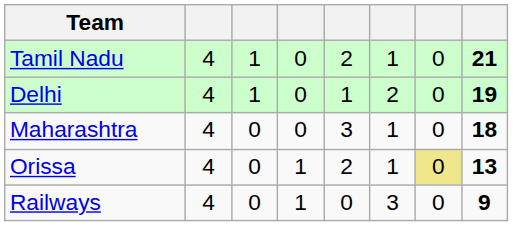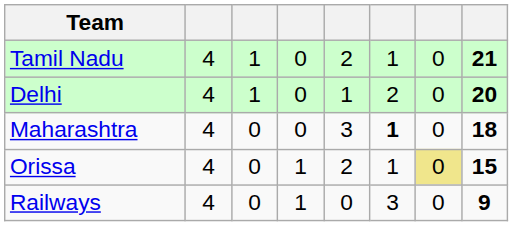(484, 94) 19 -> (484, 94) 20
(392, 130) normal -> (392, 130) bold
(484, 166) 13 -> (484, 166) 15
